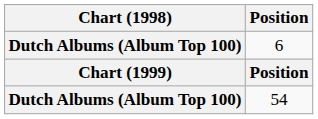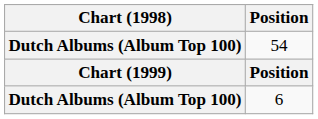rows swapped: (279, 99) <-> (279, 45)
